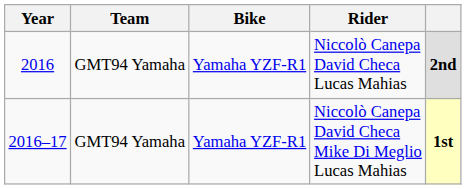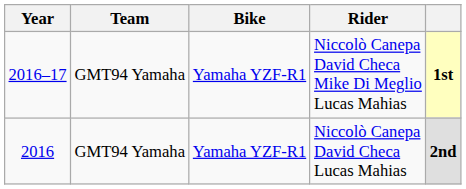rows swapped: (367, 64) <-> (368, 140)
